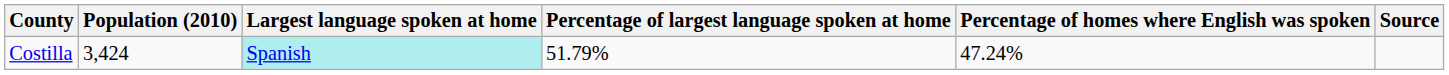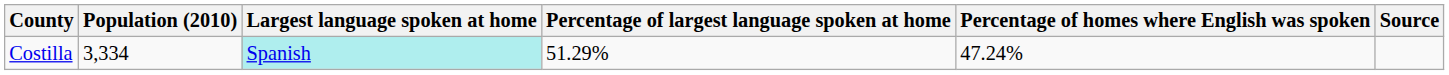(106, 52) 3,424 -> (106, 52) 3,334
(577, 52) 51.79% -> (577, 52) 51.29%
